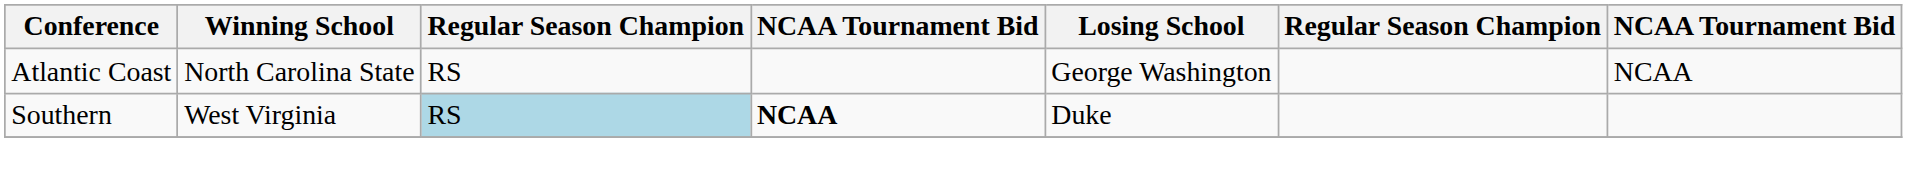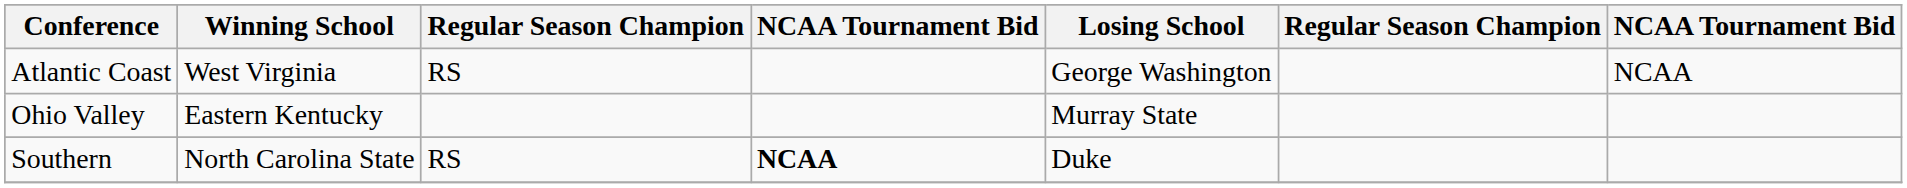(299, 70) North Carolina State -> (260, 70) West Virginia
+ row: (78, 114)
(260, 114) West Virginia -> (299, 159) North Carolina State
(444, 114) lightblue background -> (444, 159) no background
